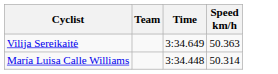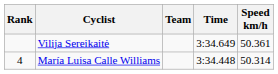+ column: (20, 19)
(225, 43) 50.363 -> (255, 43) 50.361
